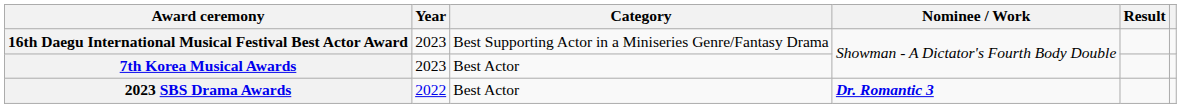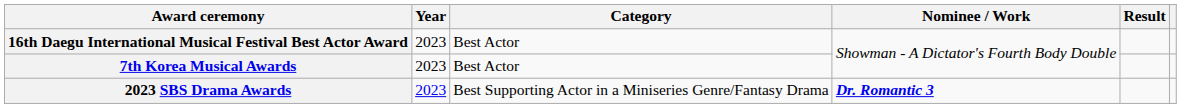(641, 41) Best Supporting Actor in a Miniseries Genre/Fantasy Drama -> (486, 41) Best Actor
(431, 90) 2022 -> (431, 90) 2023
(486, 90) Best Actor -> (641, 90) Best Supporting Actor in a Miniseries Genre/Fantasy Drama
